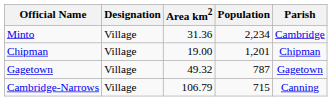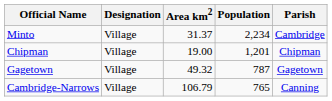(200, 34) 31.36 -> (200, 34) 31.37
(261, 87) 715 -> (261, 87) 765
